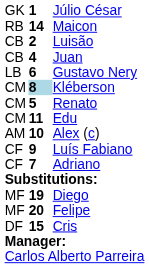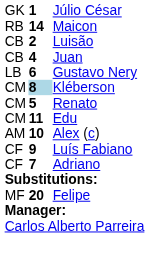- row: (71, 195)
- row: (65, 226)
